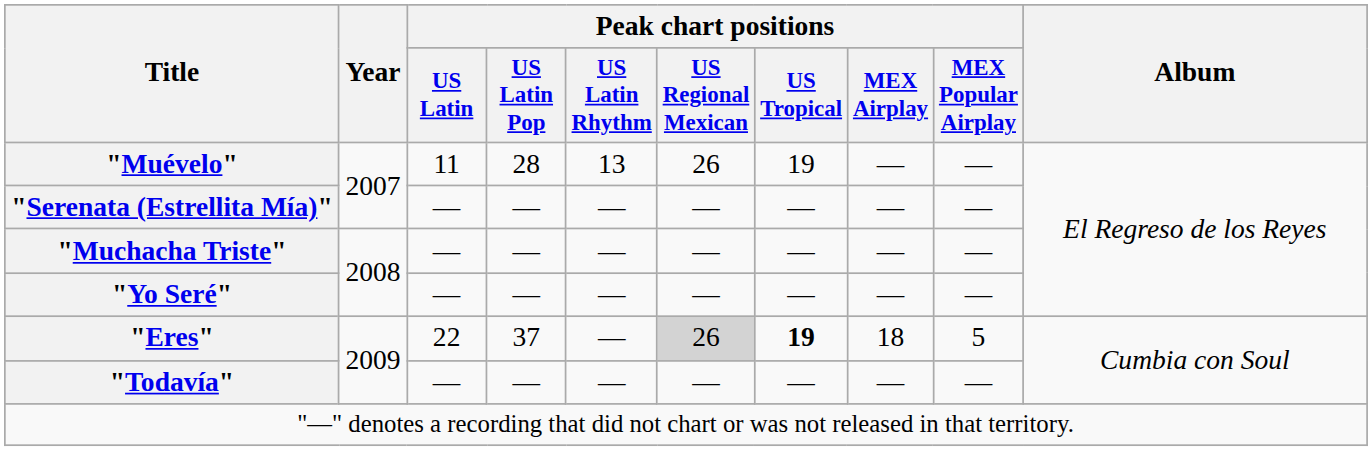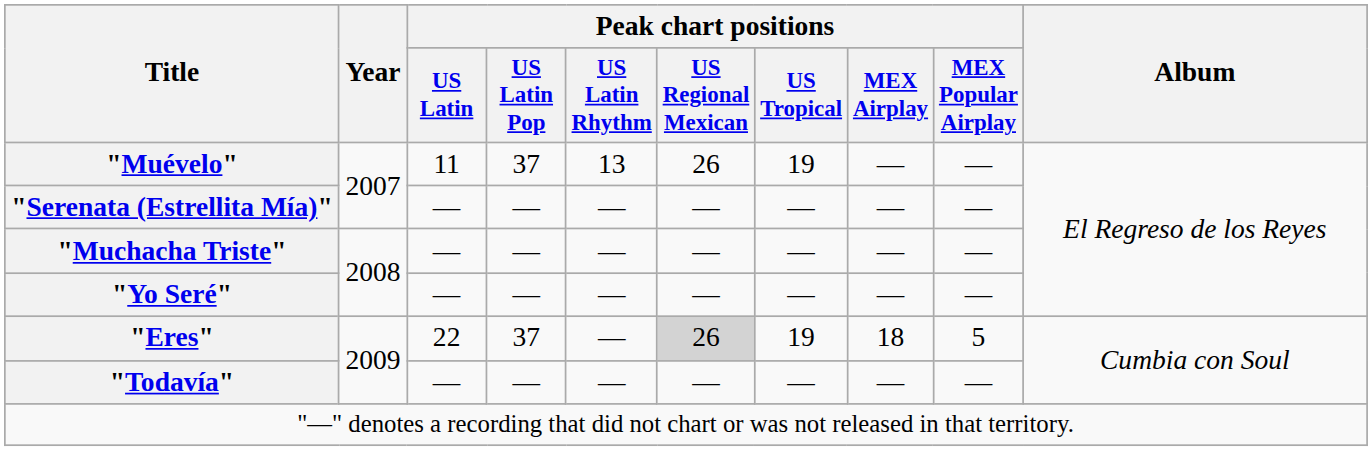(526, 163) 28 -> (526, 163) 37
(801, 337) bold -> (801, 337) normal
